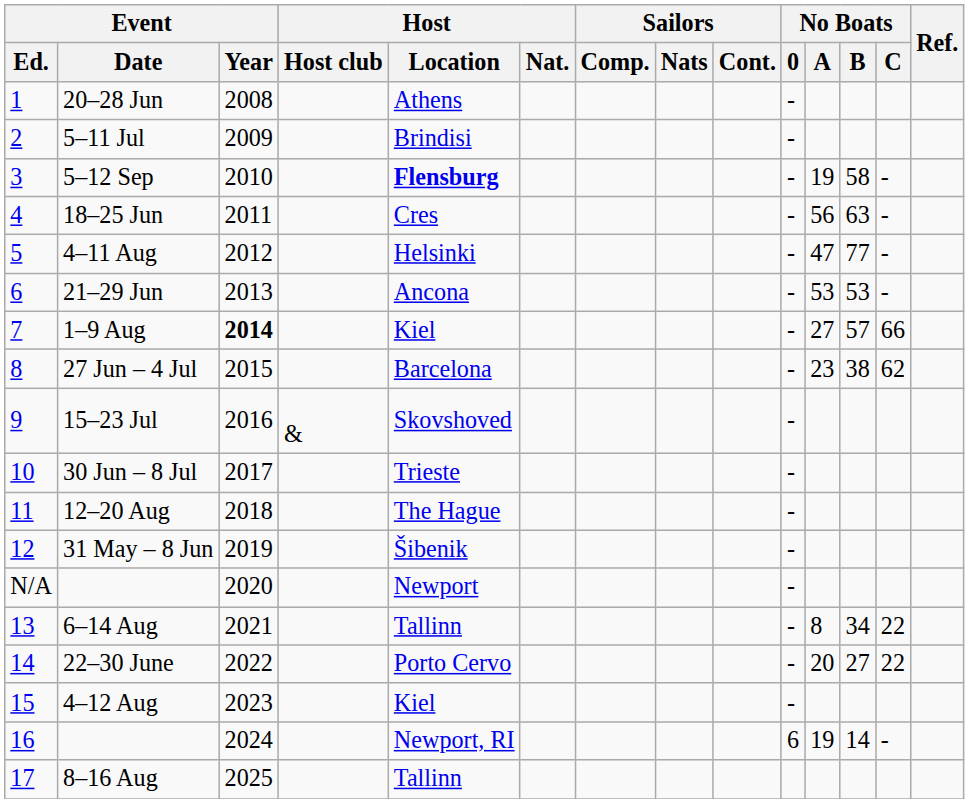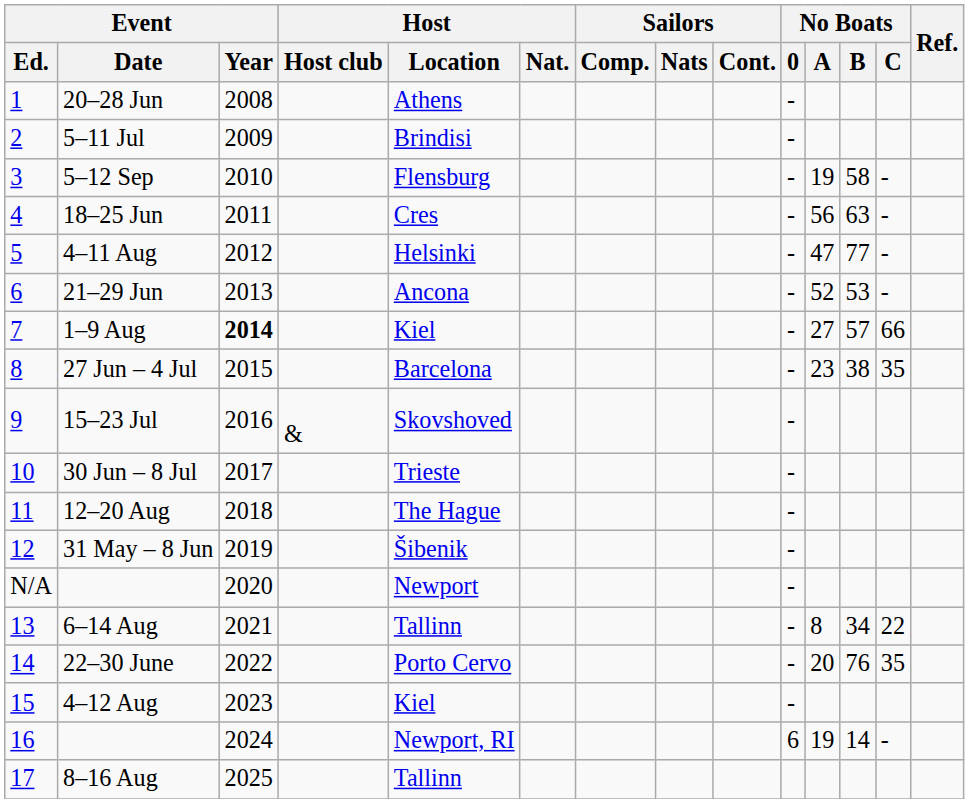(446, 176) bold -> (442, 176) normal
(822, 291) 53 -> (822, 291) 52
(893, 368) 62 -> (893, 368) 35
(858, 663) 27 -> (858, 663) 76
(893, 663) 22 -> (893, 663) 35
